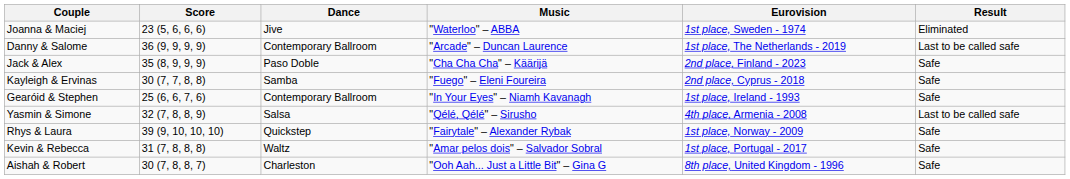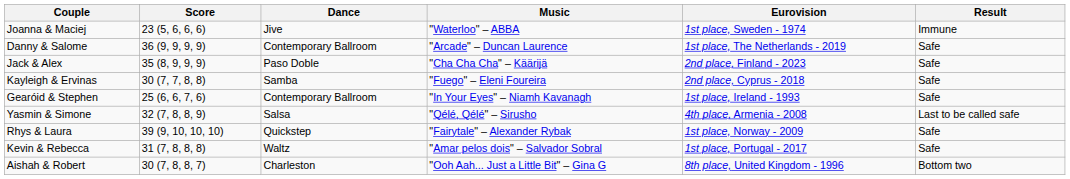(943, 30) Eliminated -> (938, 30) Immune
(969, 47) Last to be called safe -> (929, 47) Safe
(929, 166) Safe -> (945, 166) Bottom two
